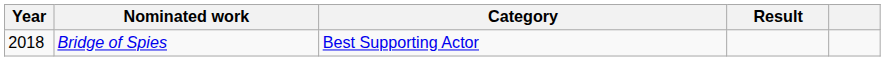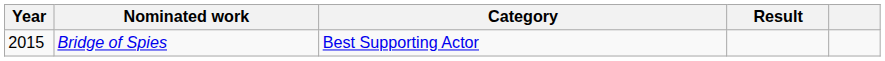(26, 42) 2018 -> (26, 42) 2015
